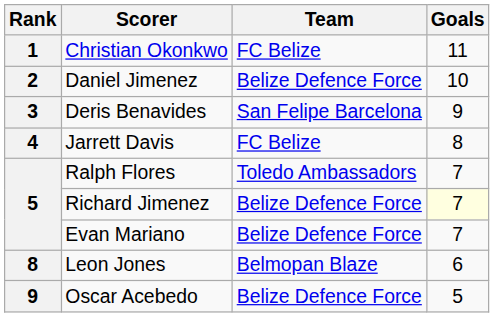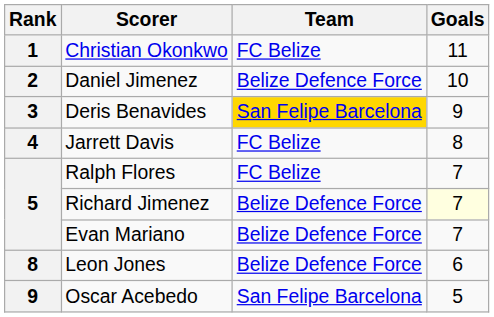(329, 111) no background -> (329, 111) gold background
(327, 173) Toledo Ambassadors -> (279, 173) FC Belize
(307, 265) Belmopan Blaze -> (329, 265) Belize Defence Force
(329, 296) Belize Defence Force -> (329, 296) San Felipe Barcelona
